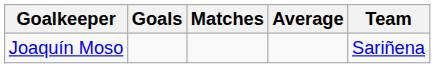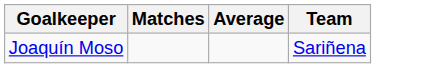- column: (157, 18)
